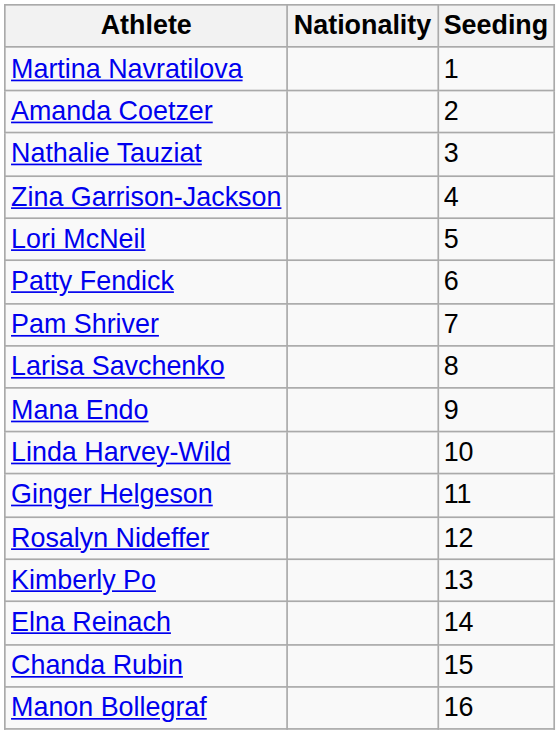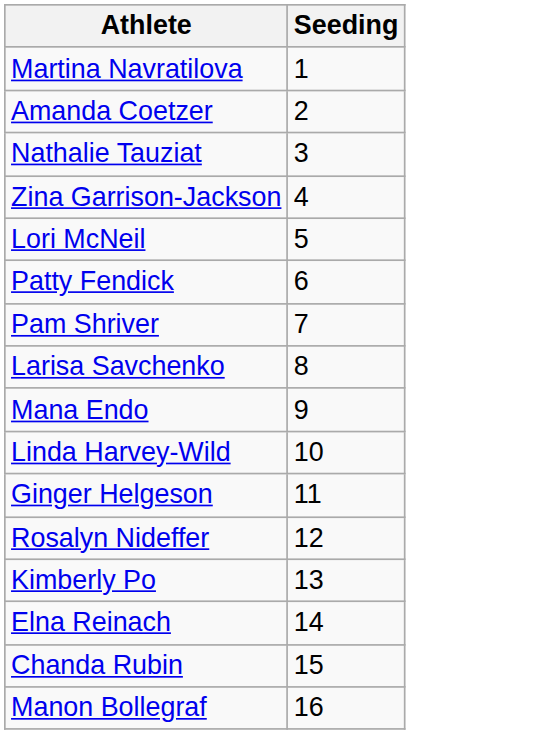- column: (363, 25)
